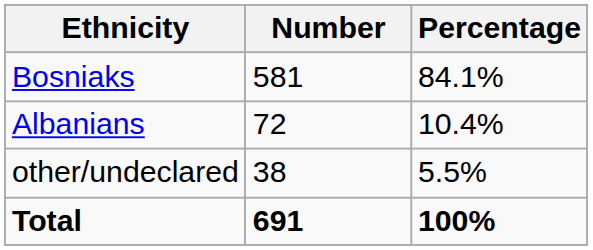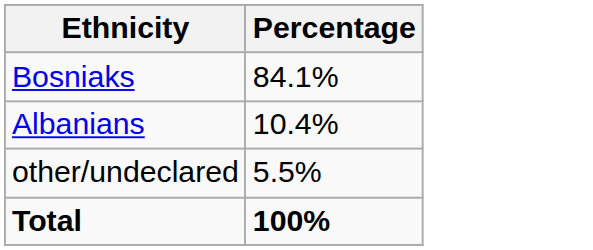- column: (328, 28)
